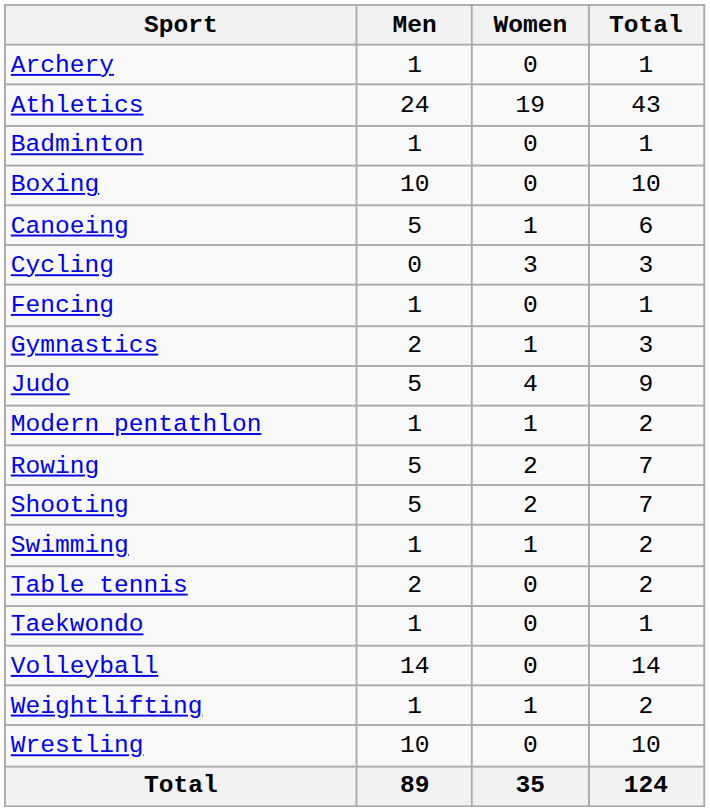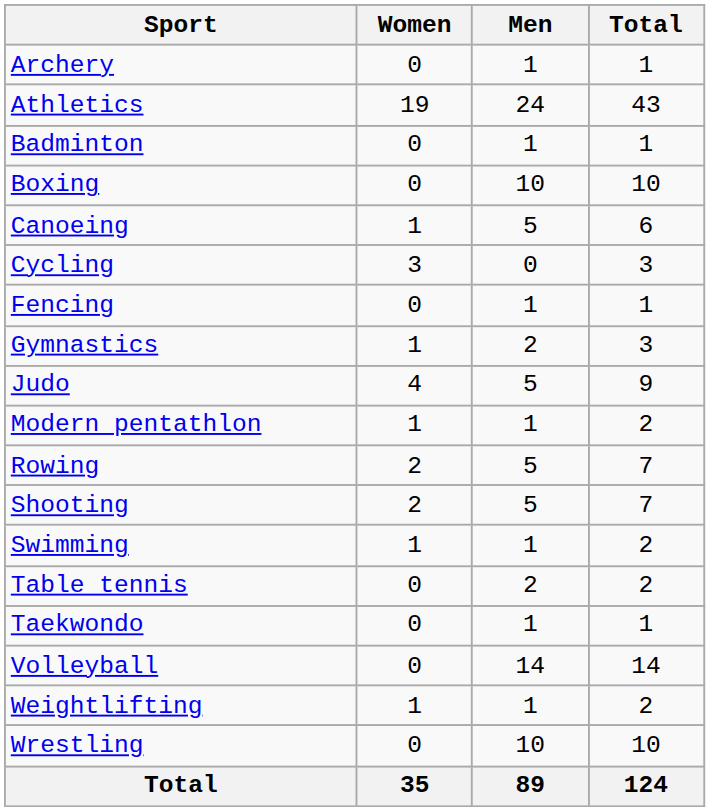columns swapped: (415, 25) <-> (530, 25)
